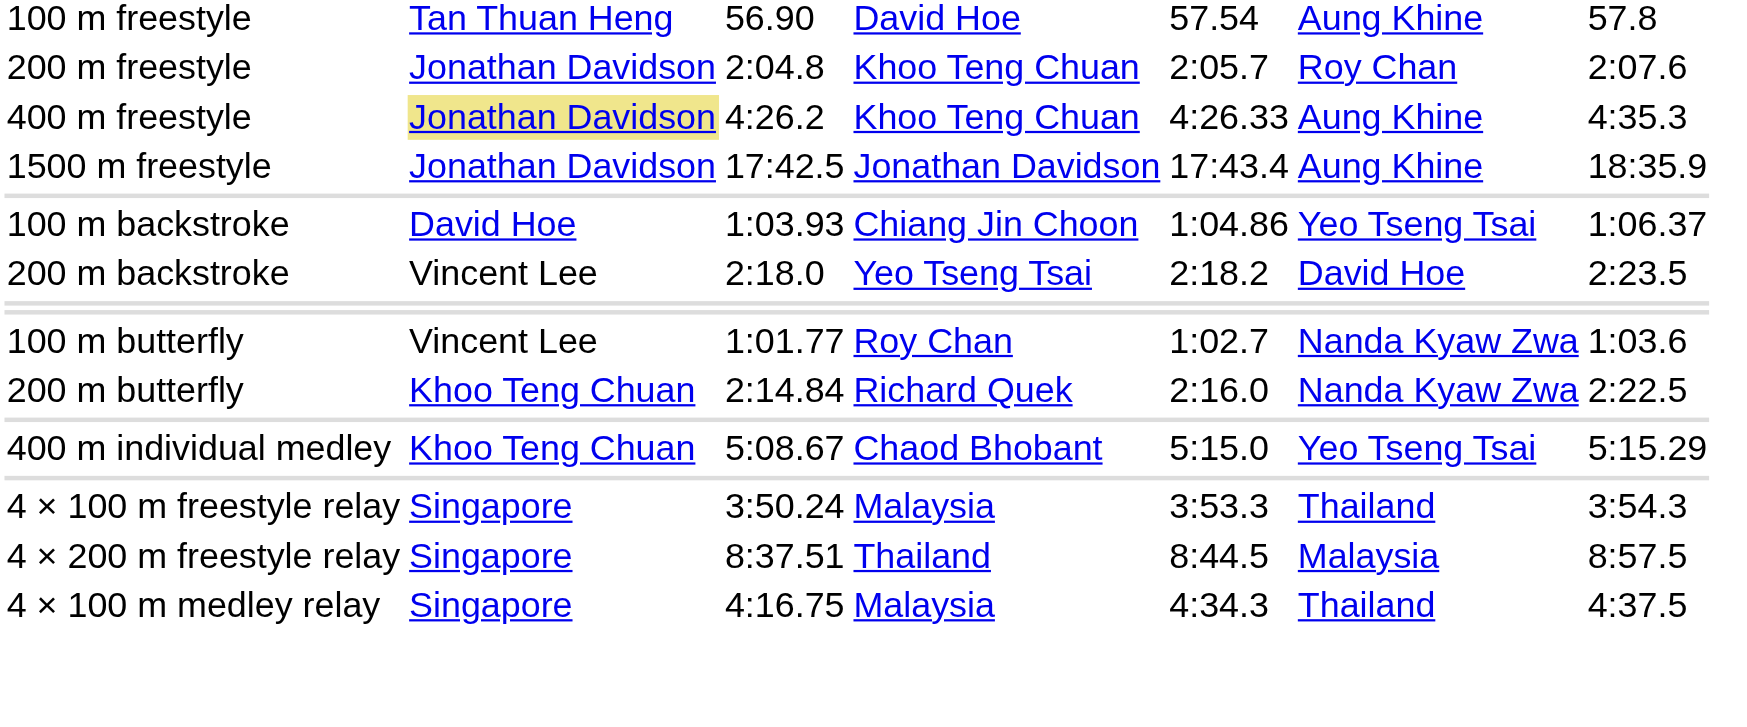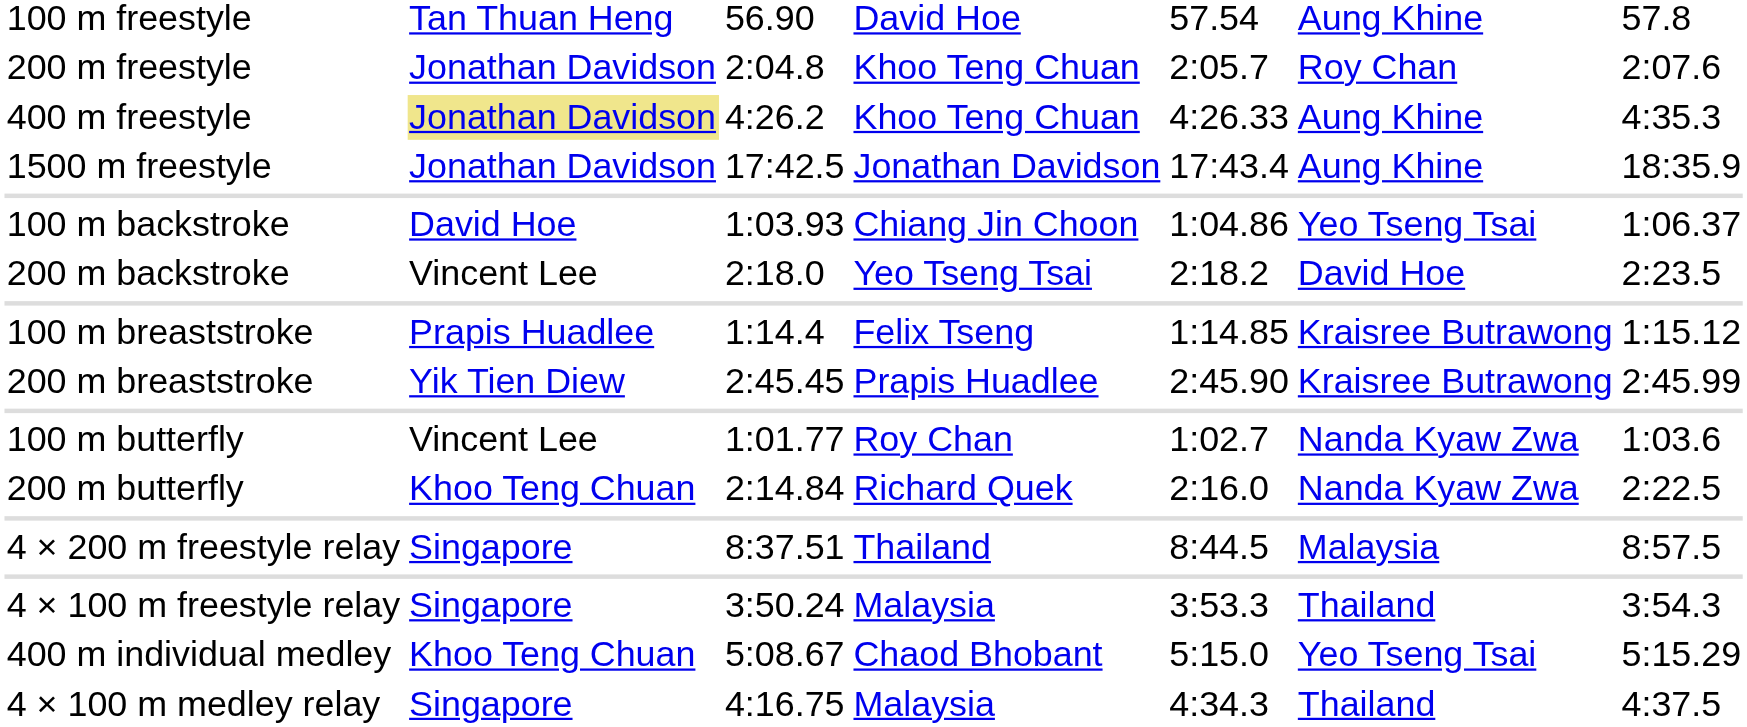+ row: (160, 331)
+ row: (160, 381)
rows swapped: (199, 448) <-> (203, 555)
